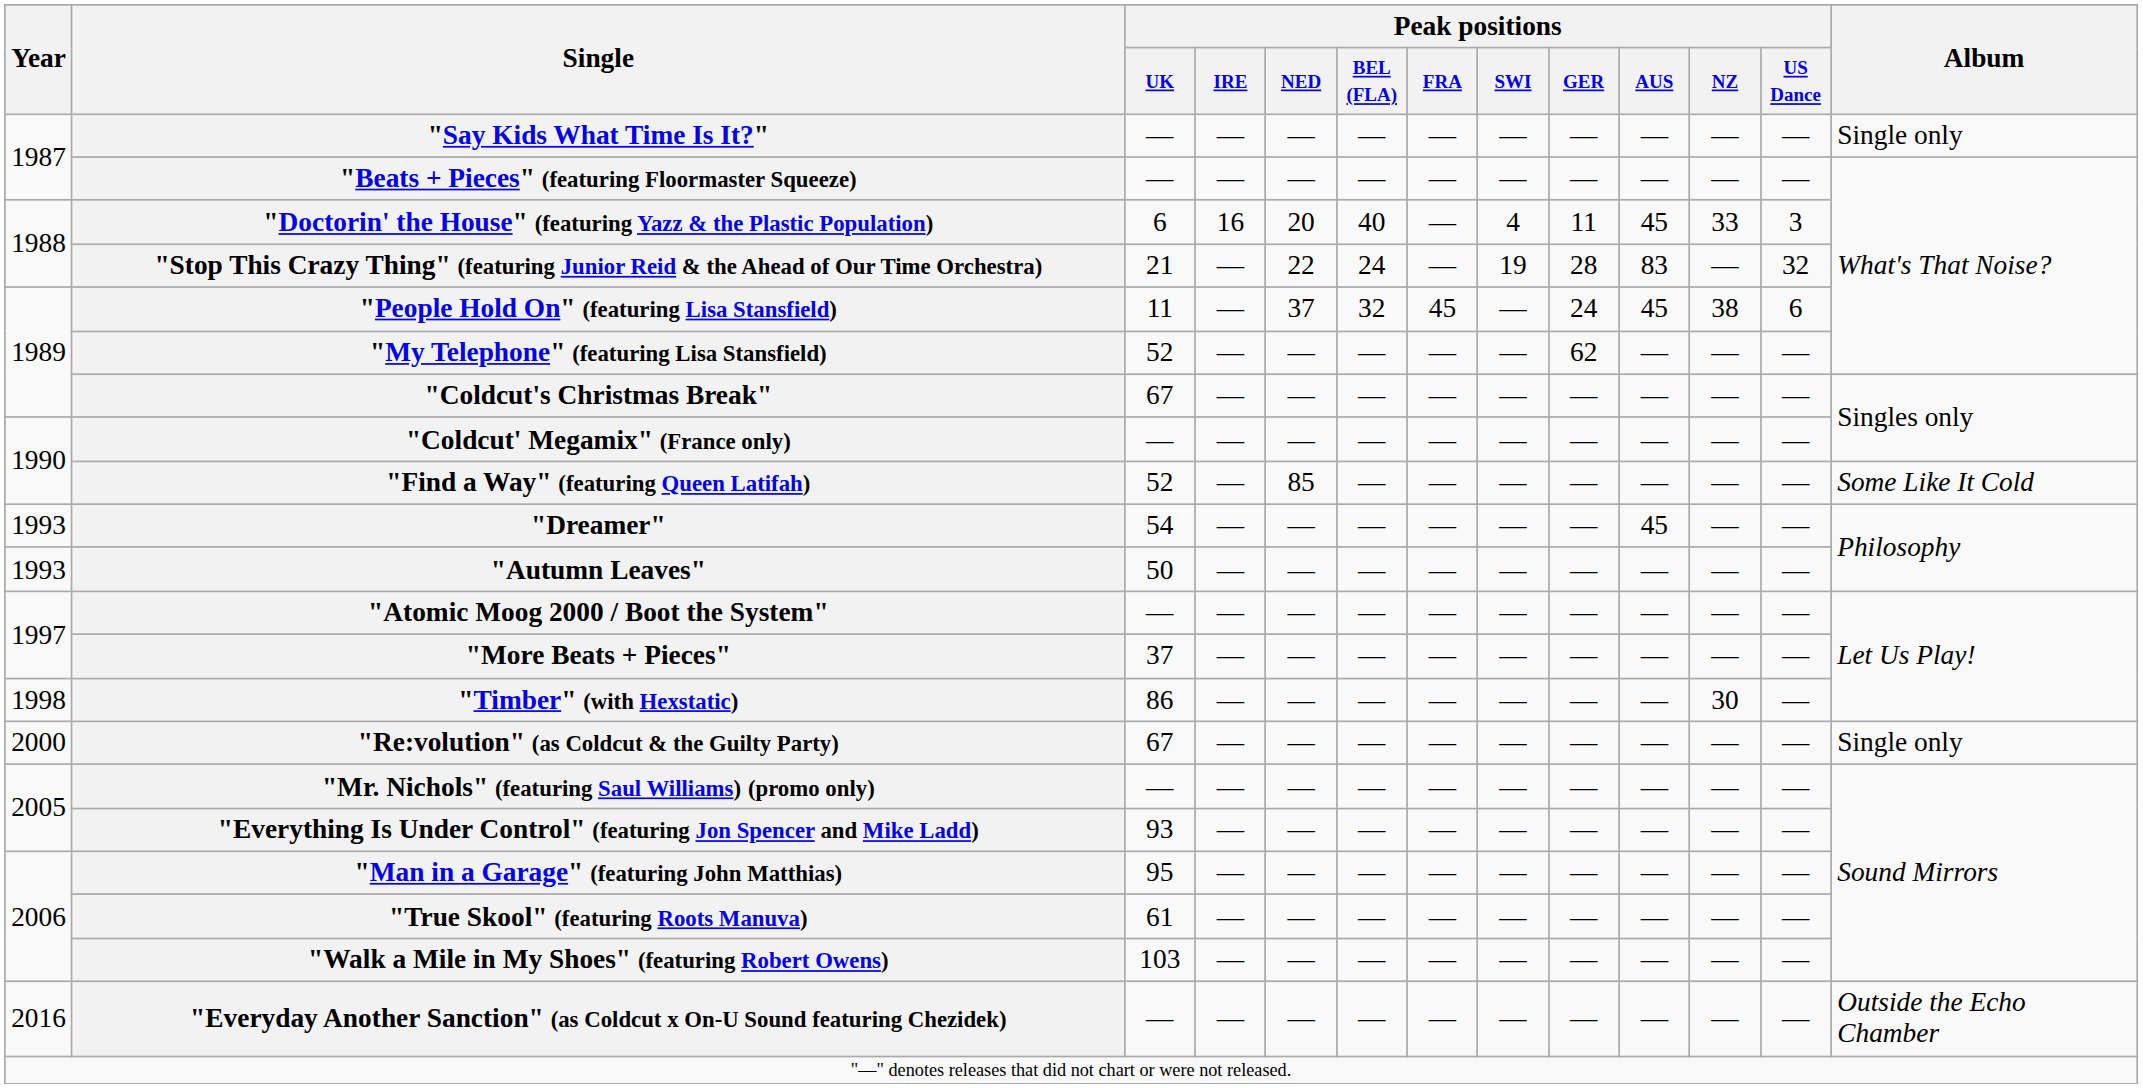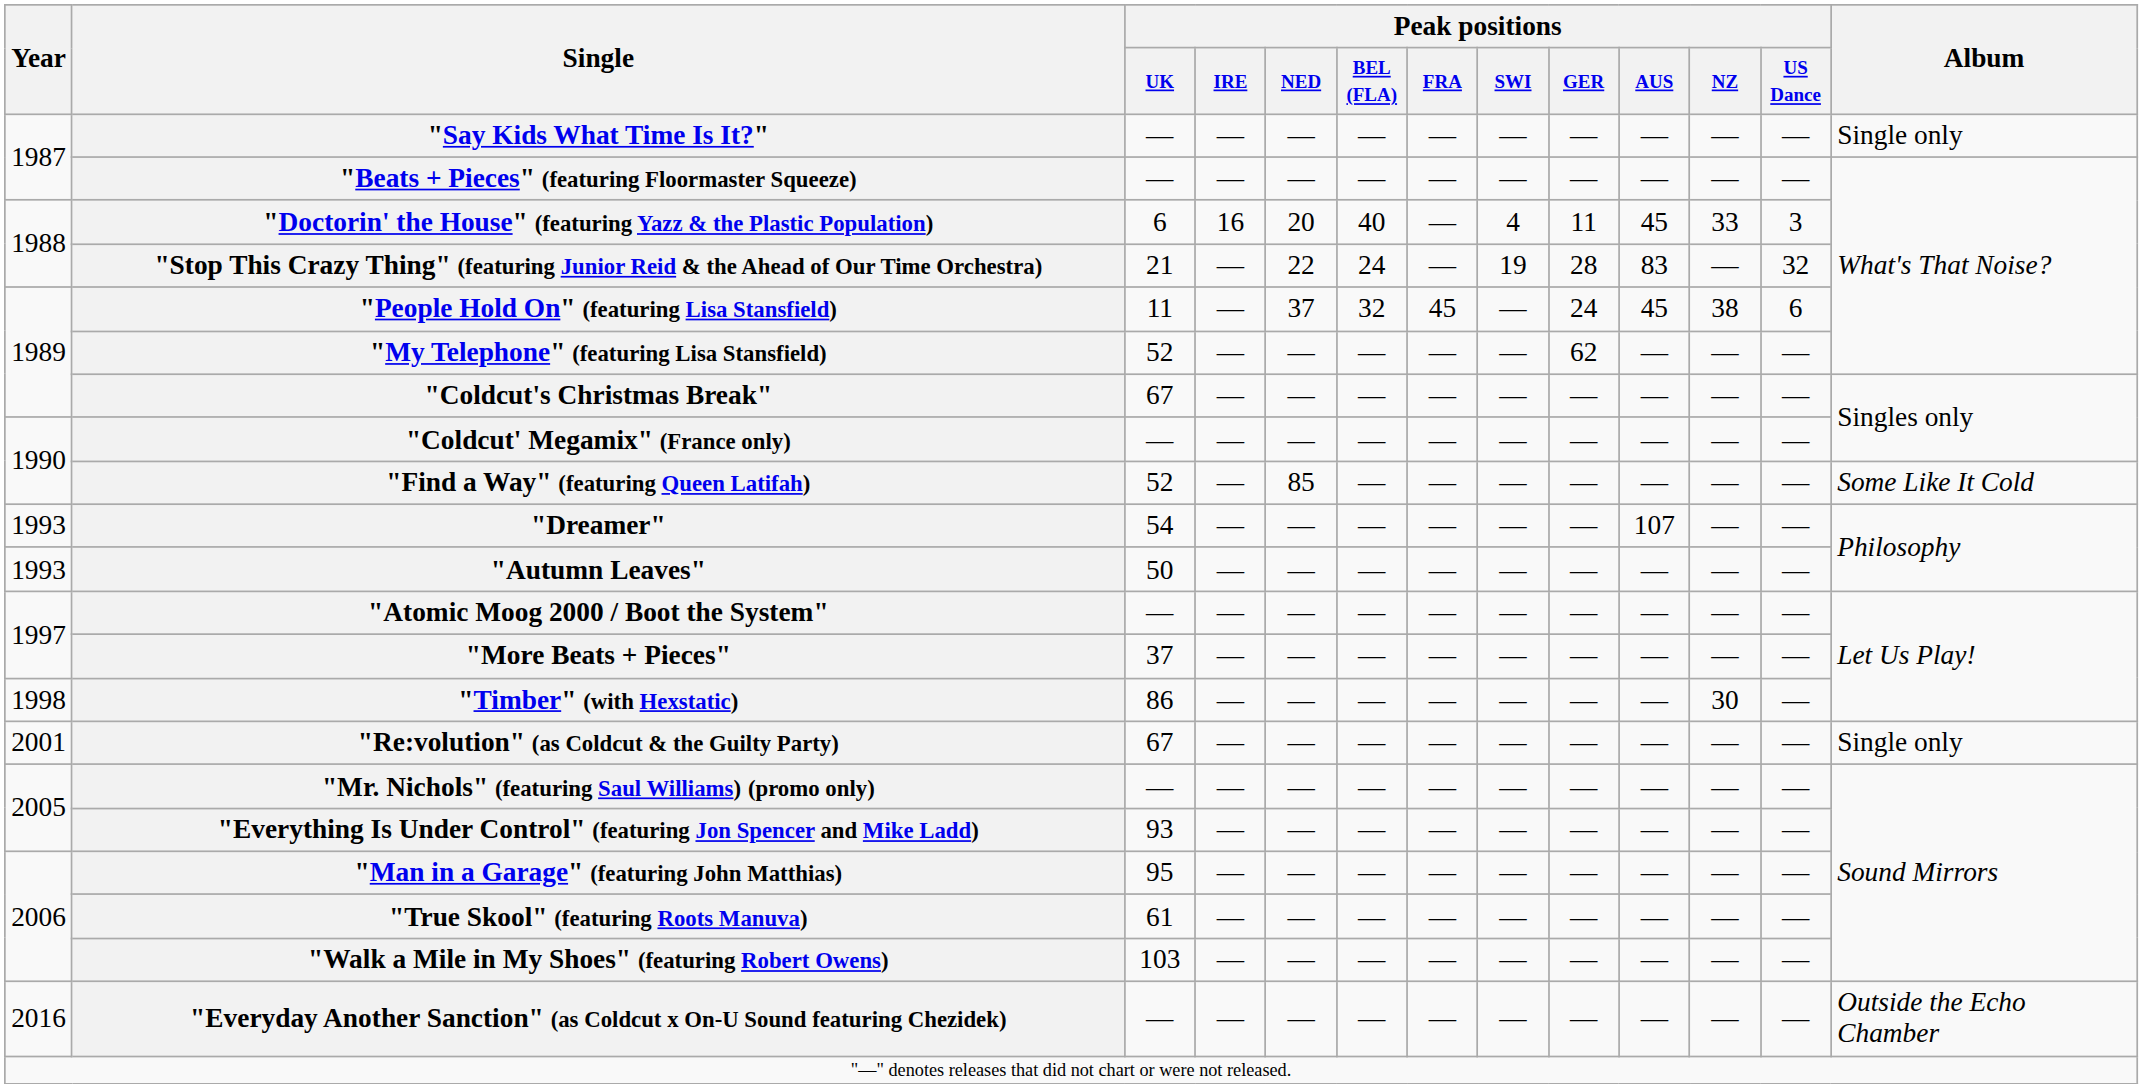(1654, 525) 45 -> (1654, 525) 107
(39, 742) 2000 -> (39, 742) 2001
